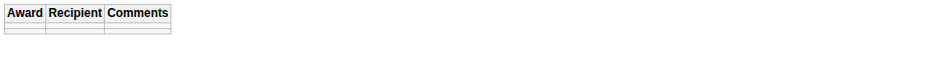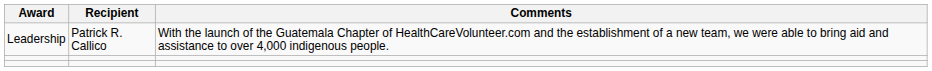+ row: (36, 39)
